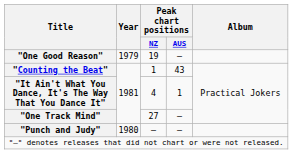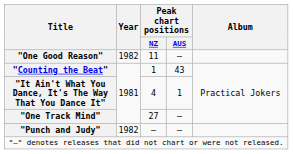(128, 56) 1979 -> (128, 56) 1982
(153, 56) 19 -> (153, 56) 11
(128, 130) 1980 -> (128, 130) 1982
